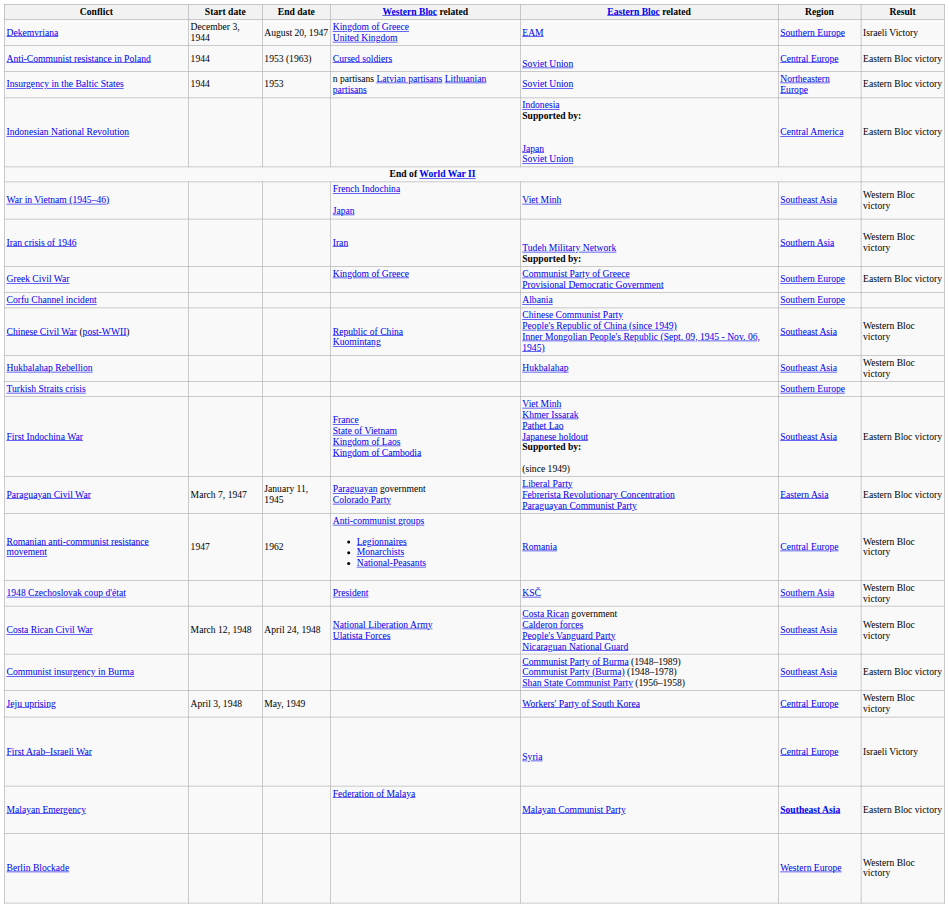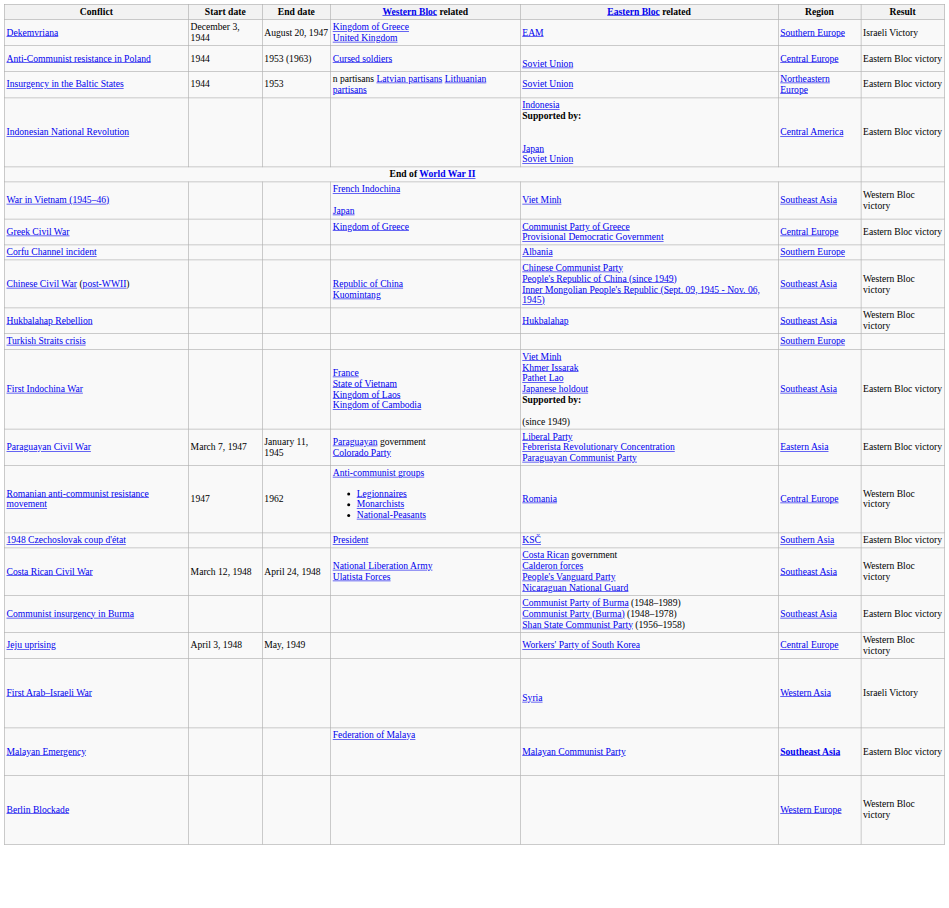- row: (42, 242)
(813, 279) Southern Europe -> (809, 232) Central Europe
(889, 593) Western Bloc victory -> (903, 540) Eastern Bloc victory
(809, 751) Central Europe -> (806, 693) Western Asia
